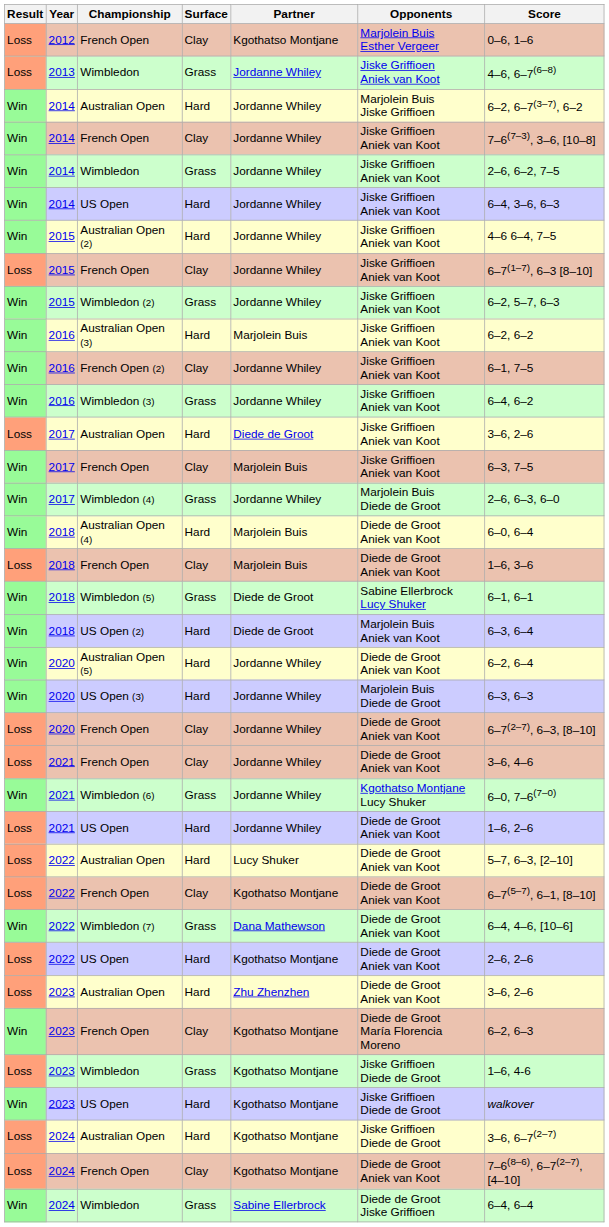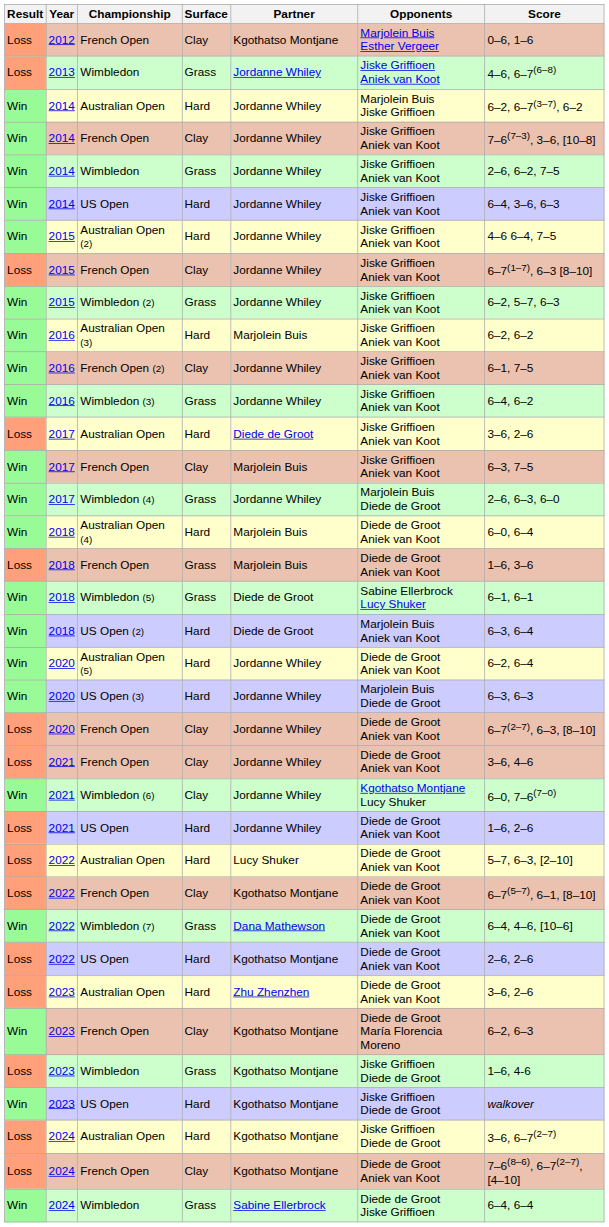(196, 564) Clay -> (200, 564) Grass
(200, 794) Grass -> (196, 794) Clay
